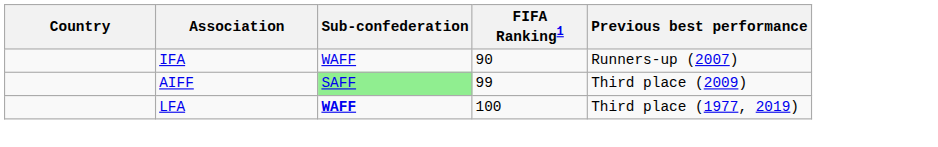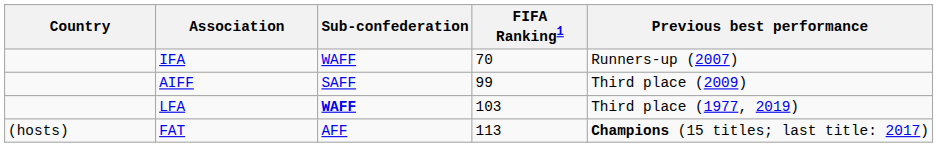(484, 60) 90 -> (484, 60) 70
(339, 84) lightgreen background -> (339, 84) no background
(488, 107) 100 -> (488, 107) 103
+ row: (172, 131)
